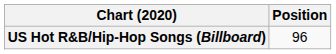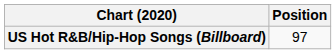(300, 37) 96 -> (300, 37) 97
